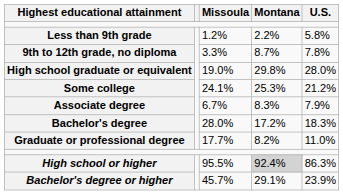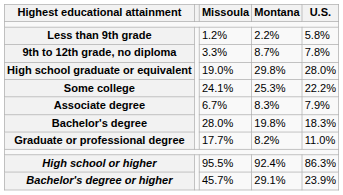(320, 88) 21.2% -> (320, 88) 22.2%
(270, 123) 17.2% -> (270, 123) 19.8%
(270, 163) lightgrey background -> (270, 163) no background
